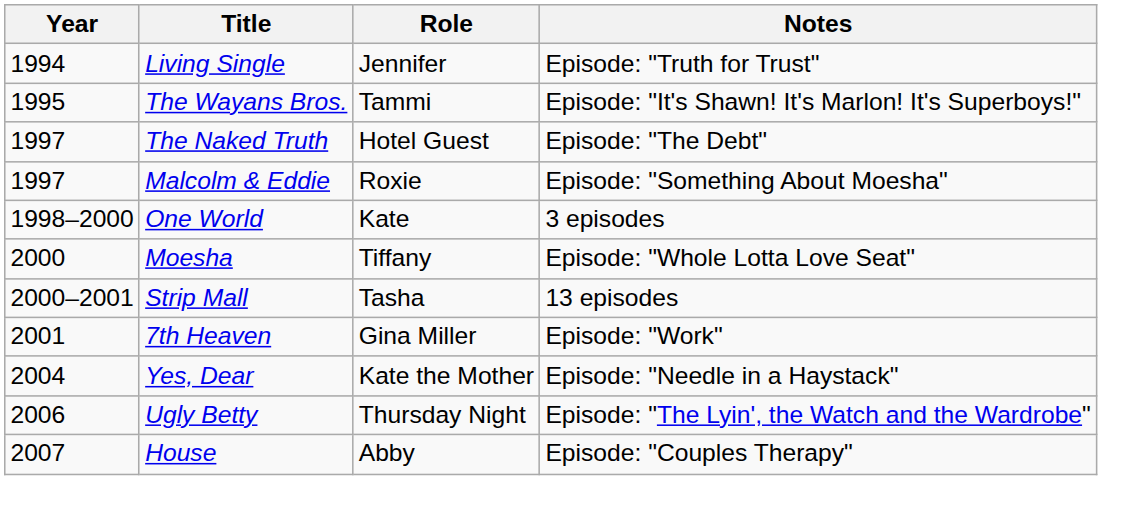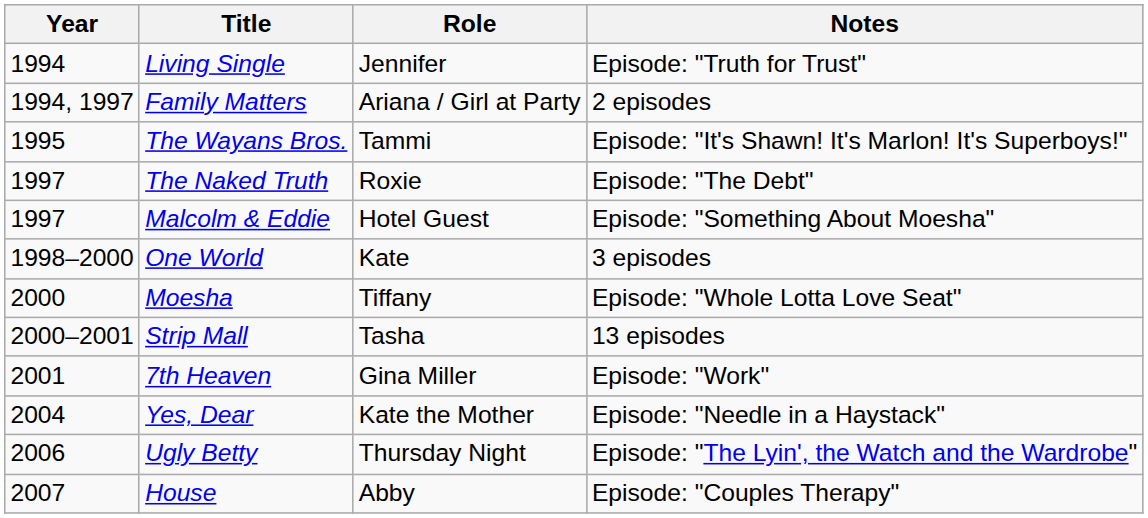+ row: (226, 102)
(424, 141) Hotel Guest -> (390, 180) Roxie
(390, 180) Roxie -> (424, 219) Hotel Guest
